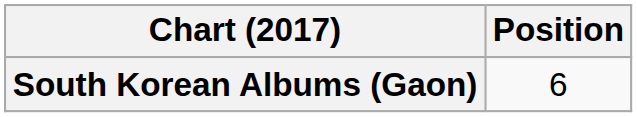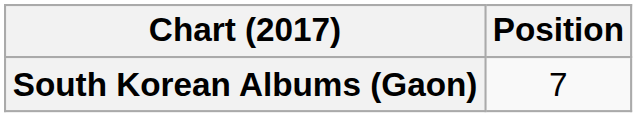(558, 83) 6 -> (558, 83) 7
